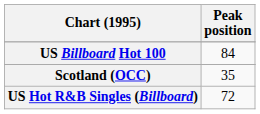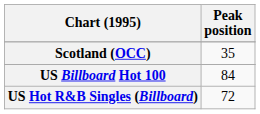rows swapped: (103, 75) <-> (103, 53)
